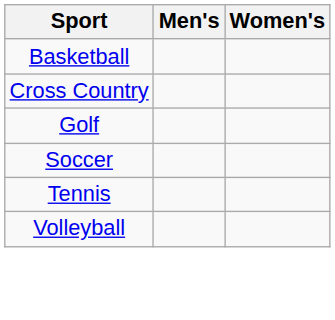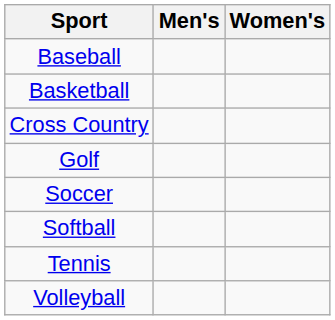+ row: (79, 56)
+ row: (79, 228)
